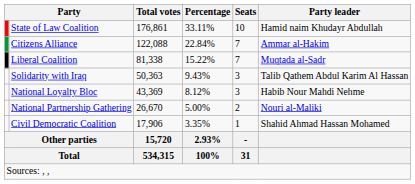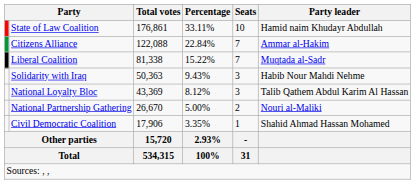(335, 76) Talib Qathem Abdul Karim Al Hassan -> (313, 76) Habib Nour Mahdi Nehme
(313, 92) Habib Nour Mahdi Nehme -> (335, 92) Talib Qathem Abdul Karim Al Hassan
